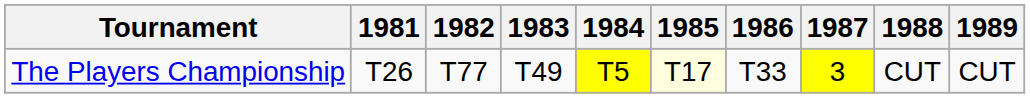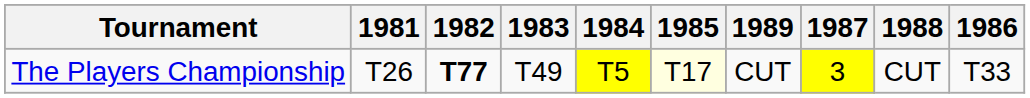columns swapped: (763, 27) <-> (987, 27)
(464, 71) normal -> (464, 71) bold
